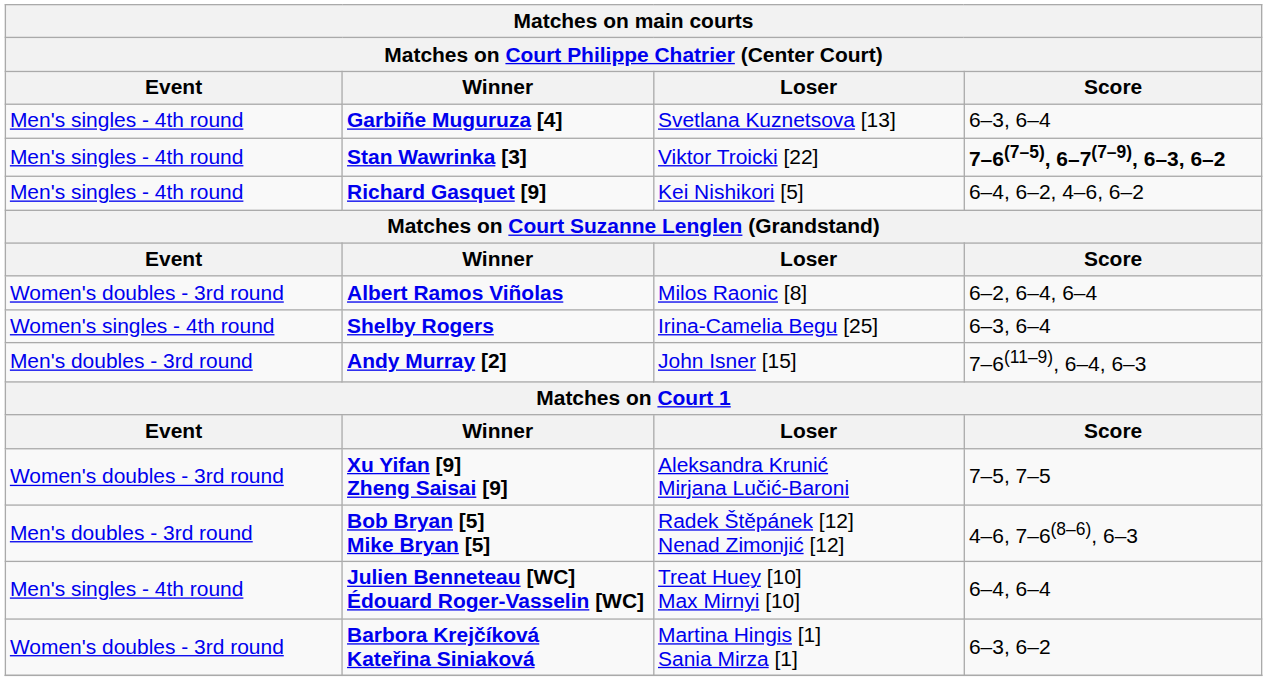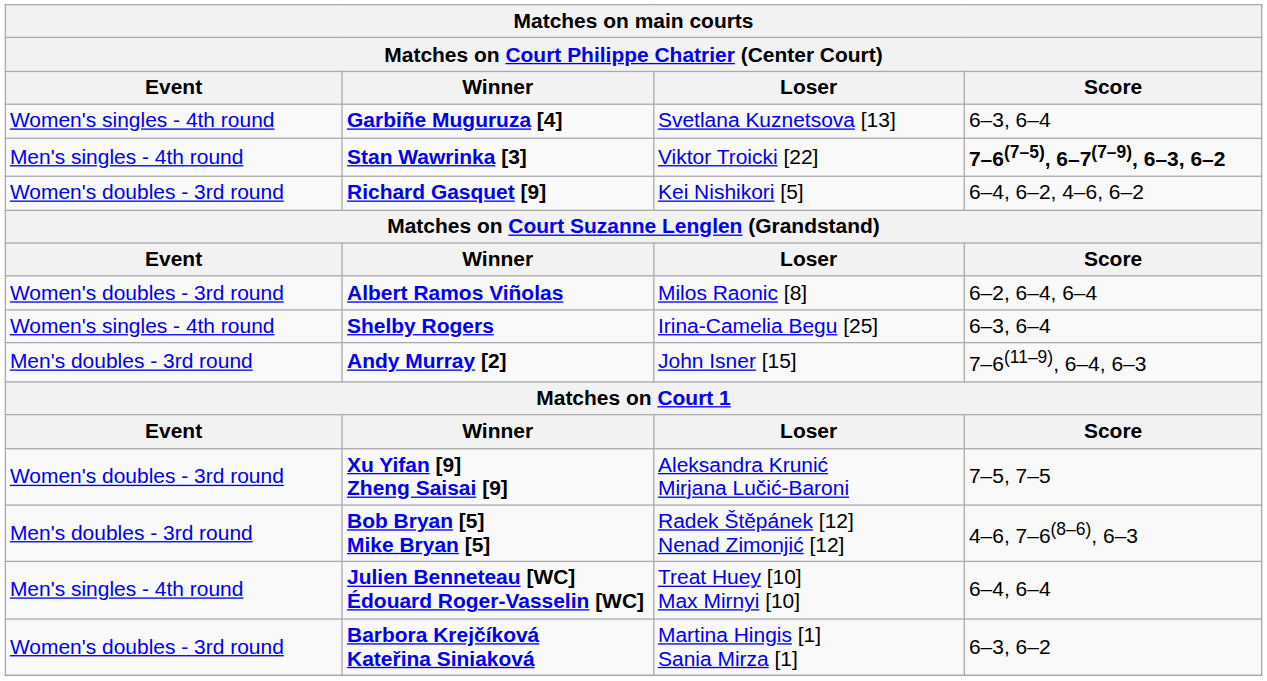(127, 120) Men's singles - 4th round -> (142, 120) Women's singles - 4th round
(127, 192) Men's singles - 4th round -> (147, 192) Women's doubles - 3rd round
